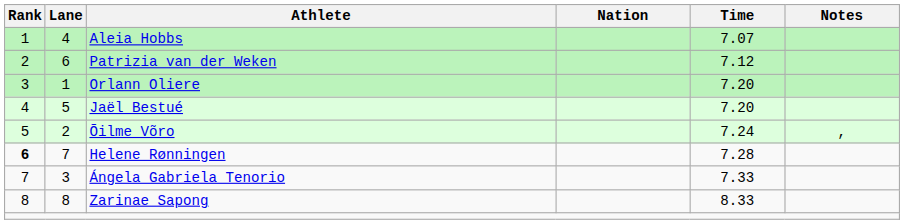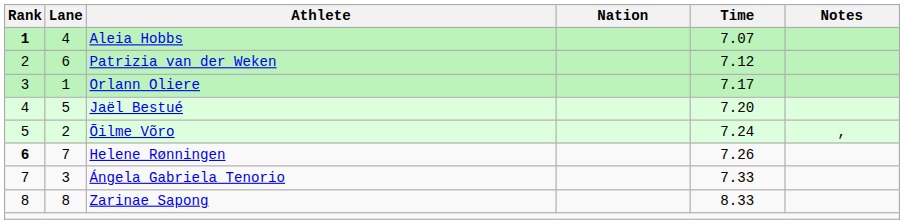(25, 39) normal -> (25, 39) bold
(737, 85) 7.20 -> (737, 85) 7.17
(737, 155) 7.28 -> (737, 155) 7.26
